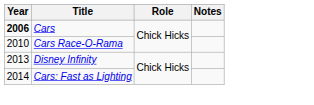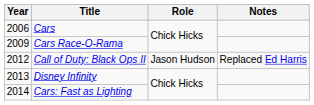(18, 28) bold -> (18, 28) normal
(18, 44) 2010 -> (18, 44) 2009
+ row: (90, 60)
